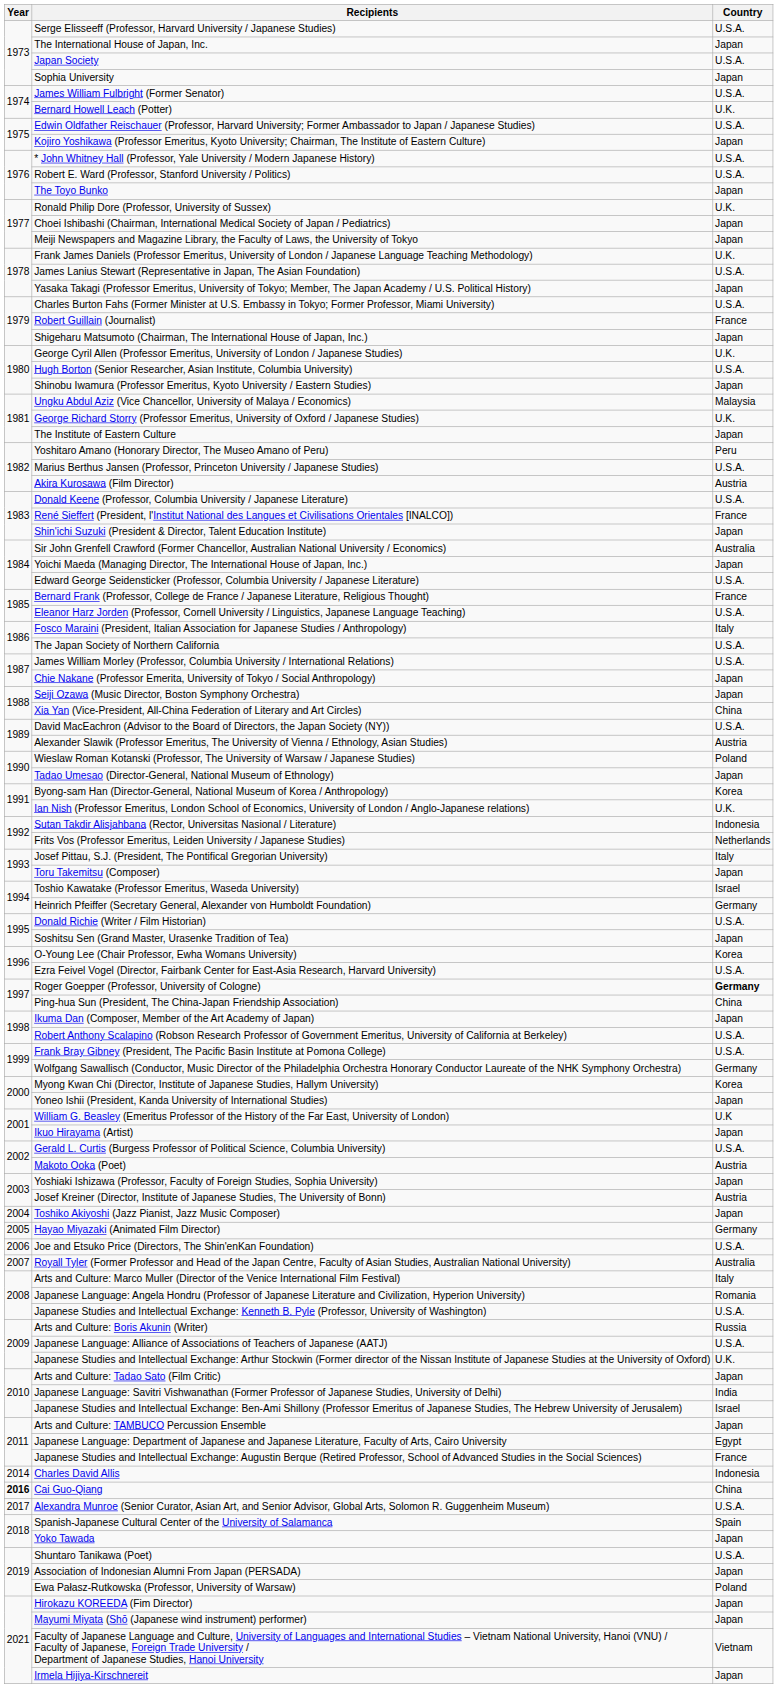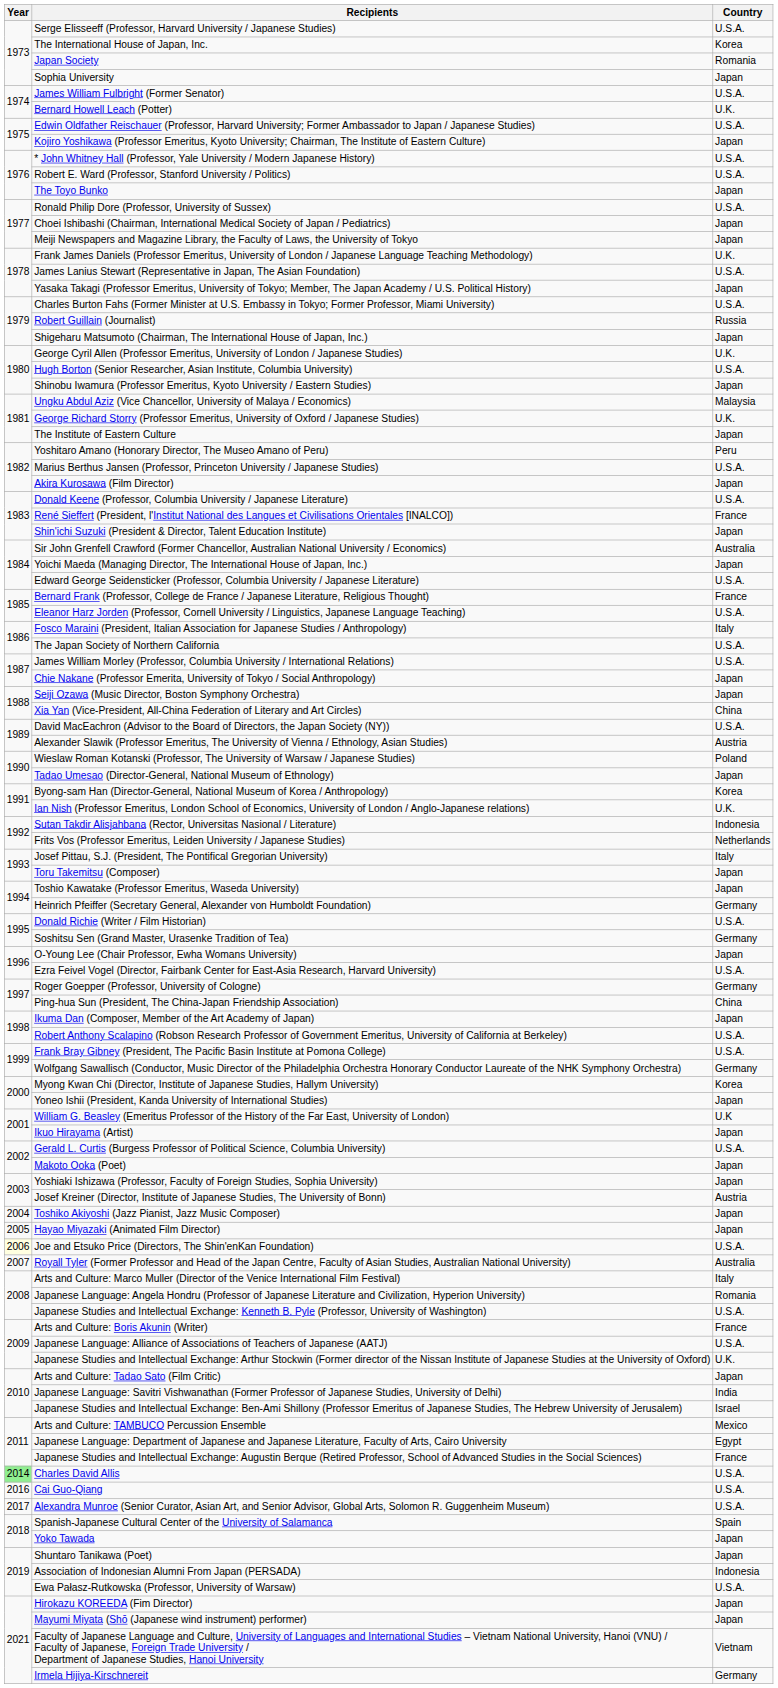(729, 45) Japan -> (729, 45) Korea
(730, 61) U.S.A. -> (736, 61) Romania
(725, 207) U.K. -> (730, 207) U.S.A.
(731, 321) France -> (731, 321) Russia
(731, 483) Austria -> (729, 483) Japan
(728, 889) Israel -> (729, 889) Japan
(729, 938) Japan -> (736, 938) Germany
(729, 954) Korea -> (729, 954) Japan
(737, 987) bold -> (736, 987) normal
(731, 1165) Austria -> (729, 1165) Japan
(736, 1230) Germany -> (729, 1230) Japan
(18, 1246) no background -> (18, 1246) lightyellow background
(731, 1328) Russia -> (731, 1328) France
(729, 1425) Japan -> (731, 1425) Mexico
(18, 1474) no background -> (18, 1474) lightgreen background
(737, 1474) Indonesia -> (730, 1474) U.S.A.
(18, 1490) bold -> (18, 1490) normal
(728, 1490) China -> (730, 1490) U.S.A.
(730, 1555) U.S.A. -> (729, 1555) Japan
(729, 1571) Japan -> (737, 1571) Indonesia
(731, 1587) Poland -> (730, 1587) U.S.A.
(729, 1675) Japan -> (736, 1675) Germany
